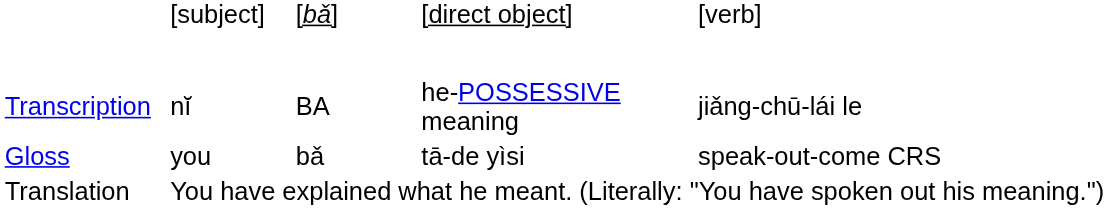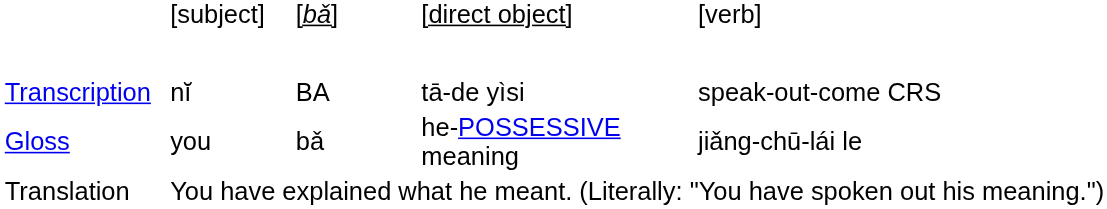(521, 107) he-POSSESSIVE meaning -> (473, 92) tā-de yìsi
(780, 107) jiǎng-chū-lái le -> (820, 92) speak-out-come CRS
(473, 156) tā-de yìsi -> (521, 141) he-POSSESSIVE meaning
(820, 156) speak-out-come CRS -> (780, 141) jiǎng-chū-lái le
